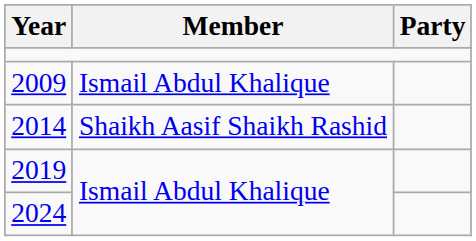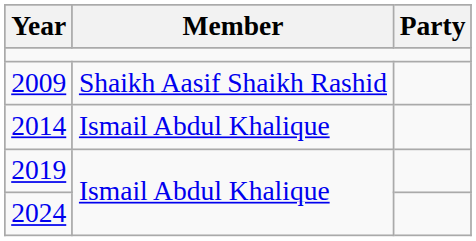(204, 82) Ismail Abdul Khalique -> (233, 82) Shaikh Aasif Shaikh Rashid
(233, 126) Shaikh Aasif Shaikh Rashid -> (204, 126) Ismail Abdul Khalique
